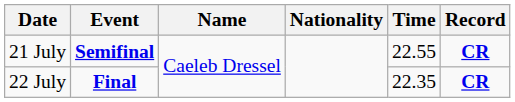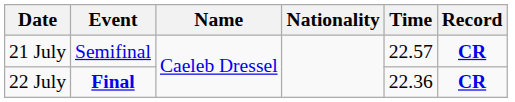(115, 50) bold -> (113, 50) normal
(414, 50) 22.55 -> (411, 50) 22.57
(414, 81) 22.35 -> (411, 81) 22.36
